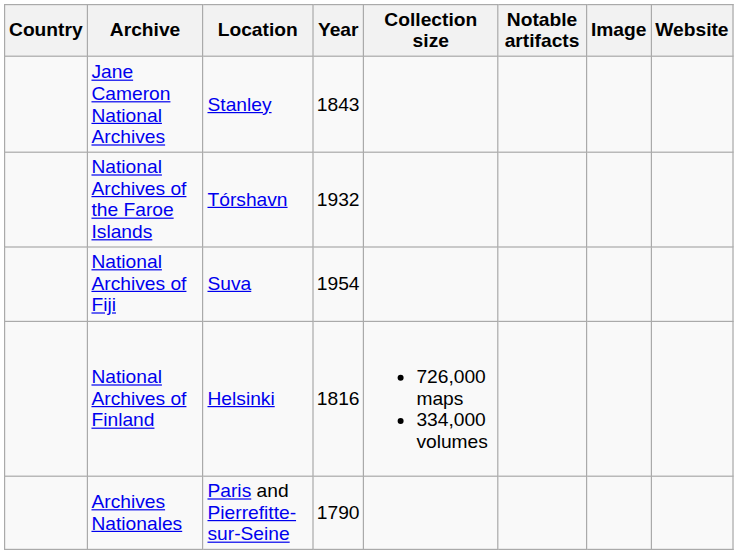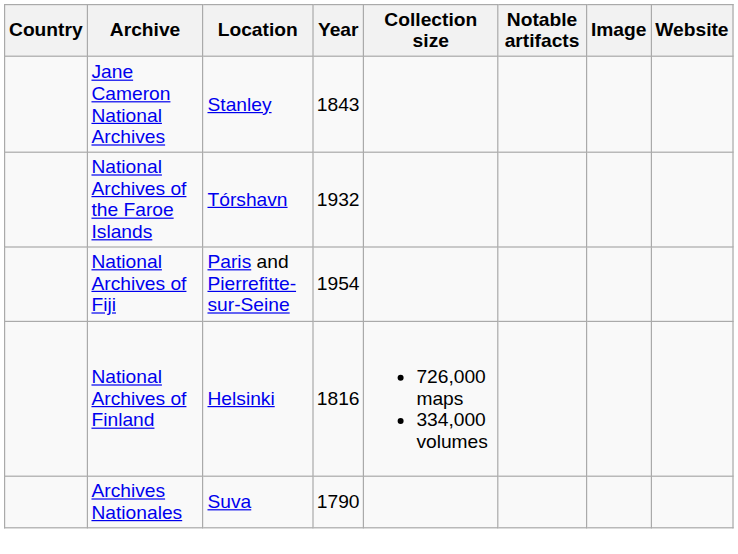(229, 283) Suva -> (252, 283) Paris and Pierrefitte-sur-Seine
(252, 512) Paris and Pierrefitte-sur-Seine -> (229, 501) Suva
